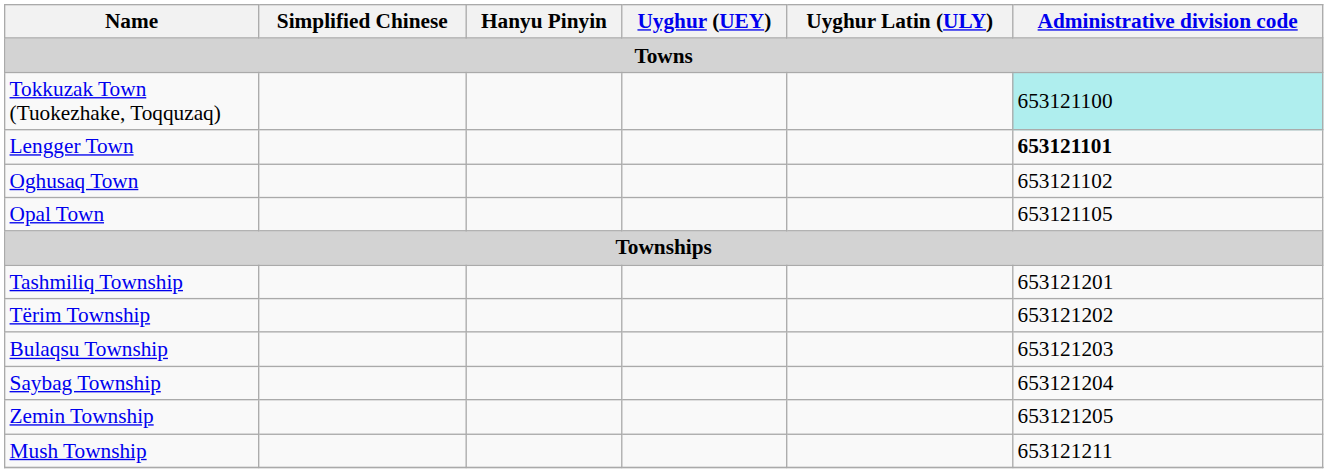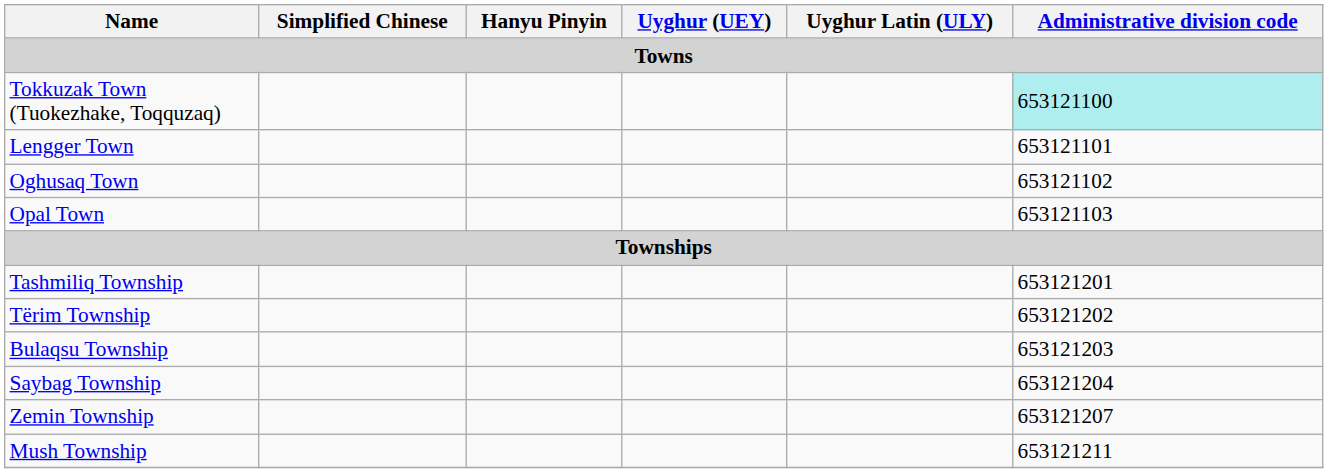(1065, 146) bold -> (1065, 146) normal
(1065, 214) 653121105 -> (1065, 214) 653121103
(1065, 416) 653121205 -> (1065, 416) 653121207
